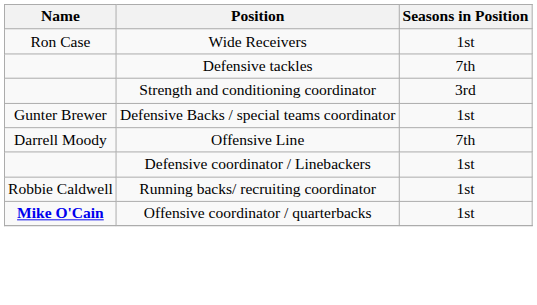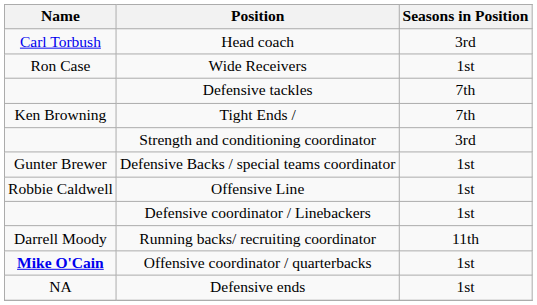+ row: (258, 41)
+ row: (258, 115)
(60, 139) Darrell Moody -> (60, 189) Robbie Caldwell
(465, 139) 7th -> (465, 189) 1st
(60, 189) Robbie Caldwell -> (60, 238) Darrell Moody
(465, 189) 1st -> (465, 238) 11th
+ row: (258, 287)
